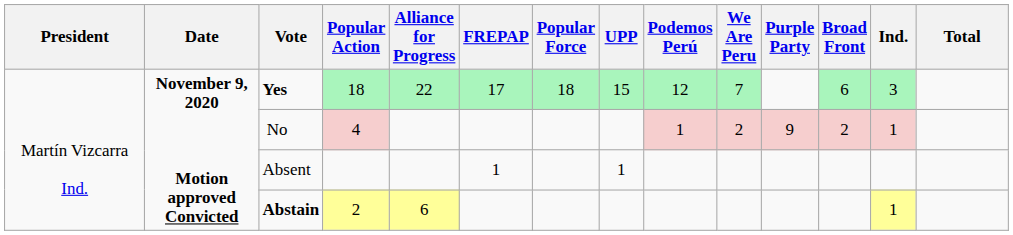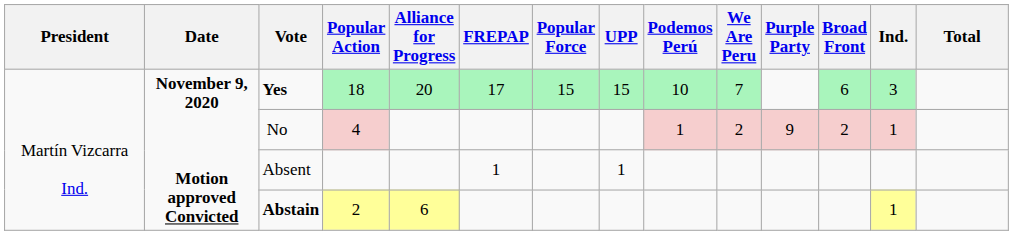(424, 89) 22 -> (424, 89) 20
(566, 89) 18 -> (566, 89) 15
(680, 89) 12 -> (680, 89) 10
